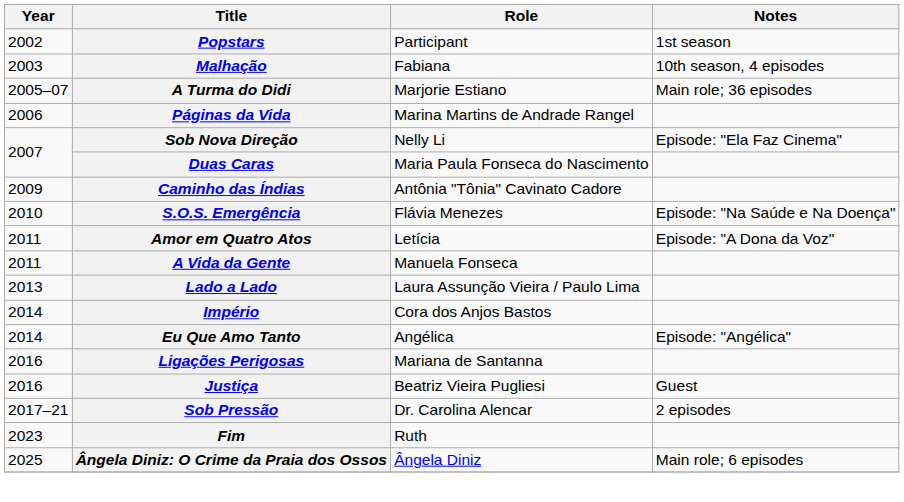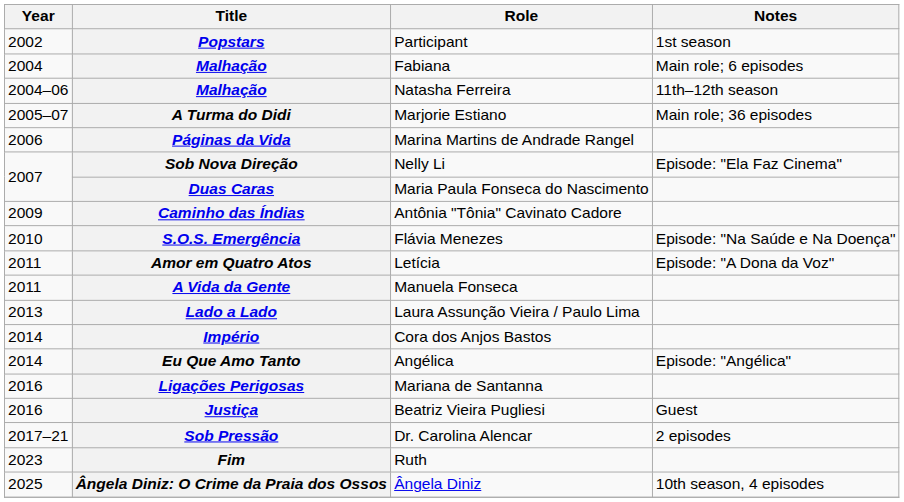(25, 66) 2003 -> (25, 66) 2004
(740, 66) 10th season, 4 episodes -> (730, 66) Main role; 6 episodes
+ row: (231, 90)
(730, 459) Main role; 6 episodes -> (740, 484) 10th season, 4 episodes
